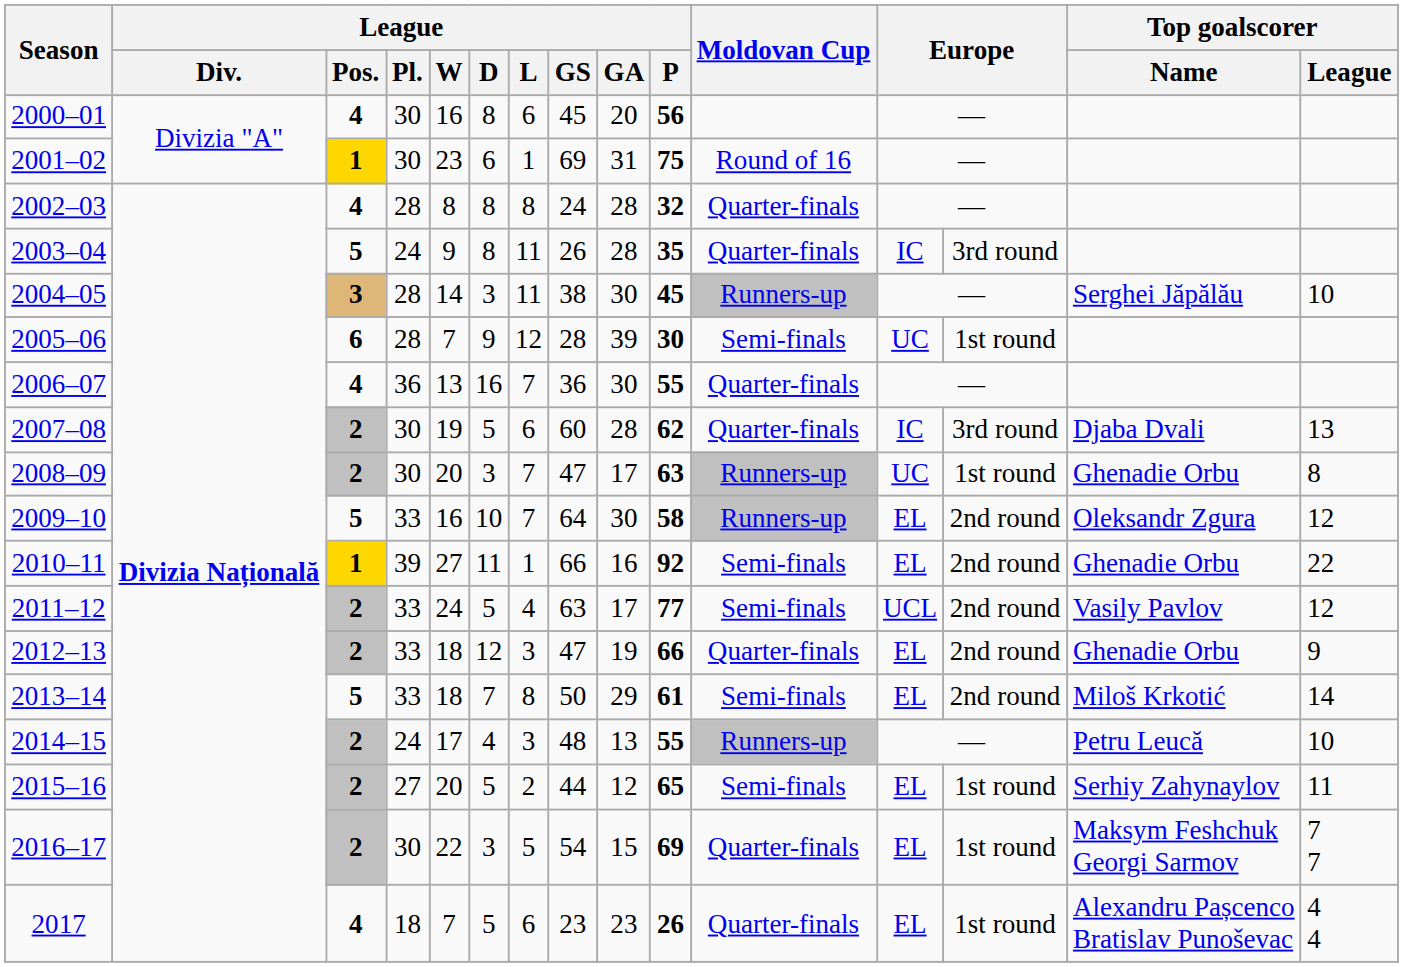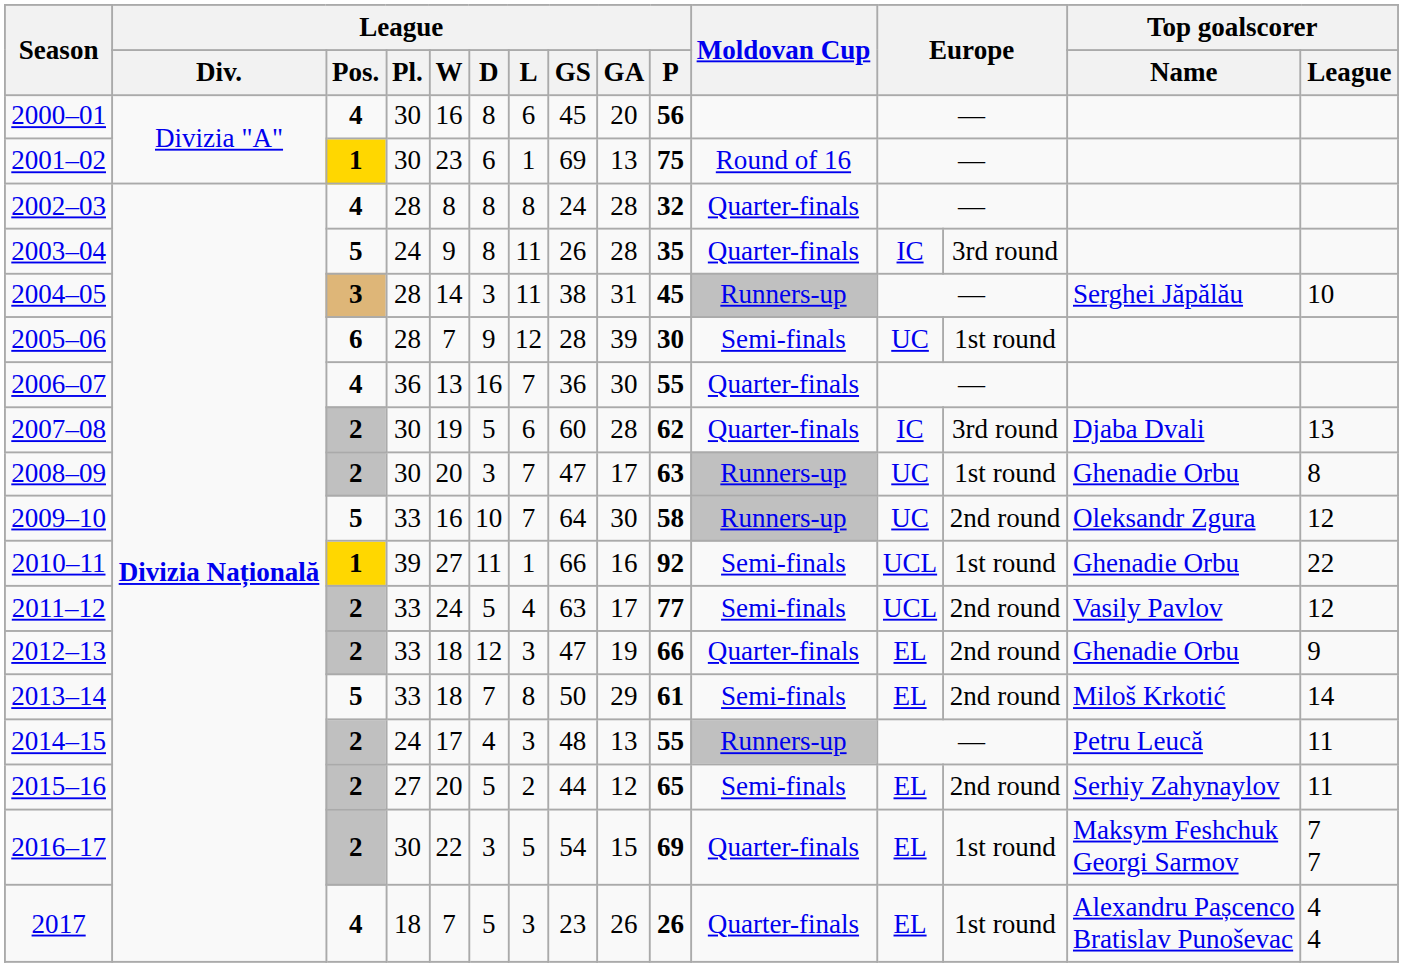(624, 161) 31 -> (624, 161) 13
(624, 295) 30 -> (624, 295) 31
(910, 518) EL -> (910, 518) UC
(910, 563) EL -> (910, 563) UCL
(1005, 563) 2nd round -> (1005, 563) 1st round
(1321, 741) 10 -> (1320, 741) 11
(1005, 786) 1st round -> (1005, 786) 2nd round
(529, 923) 6 -> (529, 923) 3
(624, 923) 23 -> (624, 923) 26
